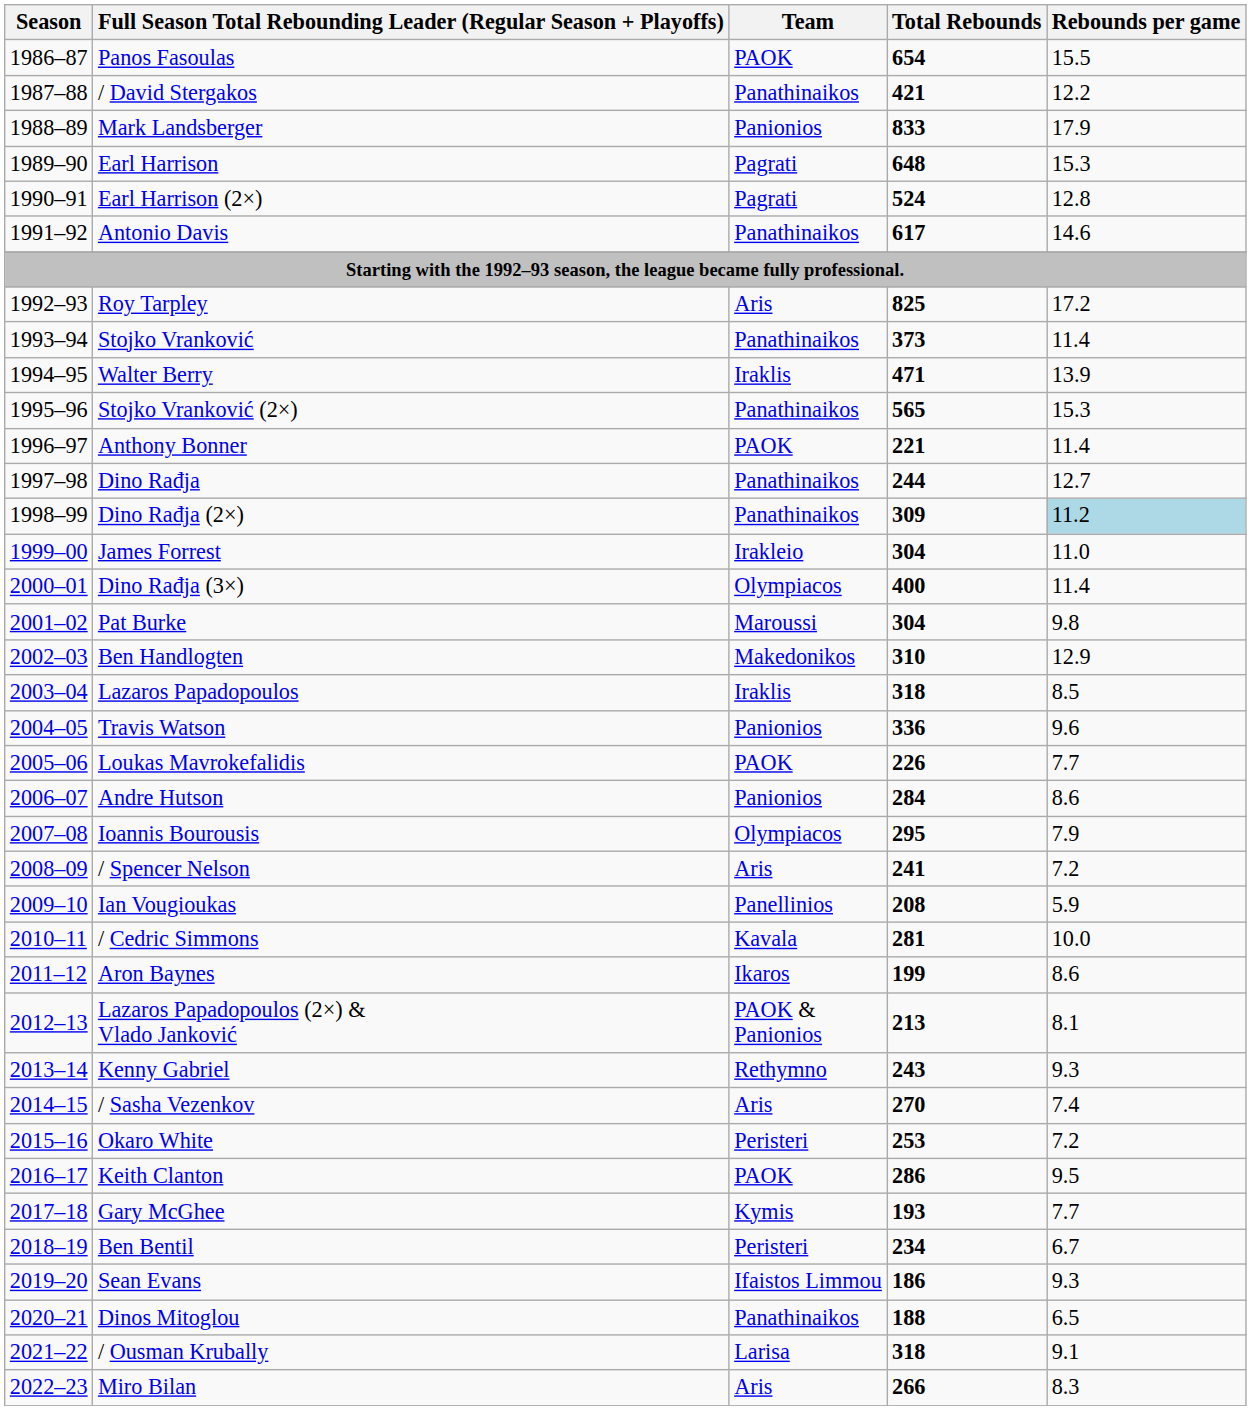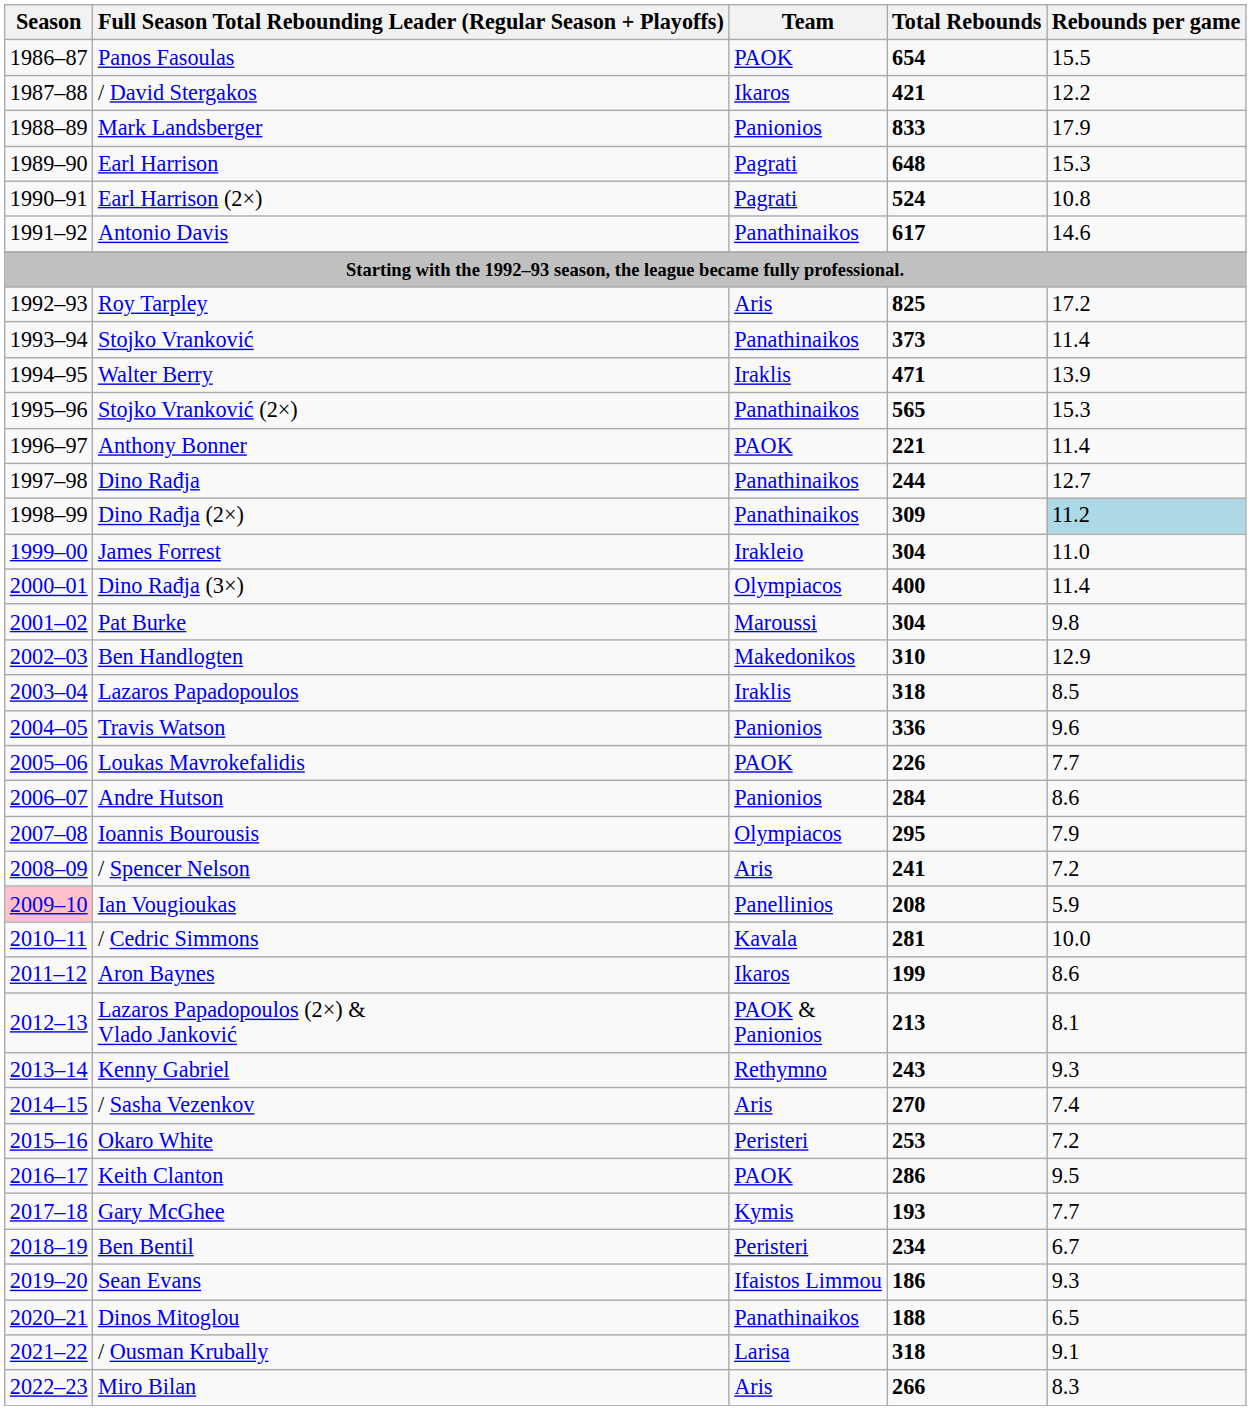(797, 92) Panathinaikos -> (762, 92) Ikaros
(1071, 198) 12.8 -> (1071, 198) 10.8
(49, 903) no background -> (49, 903) pink background
